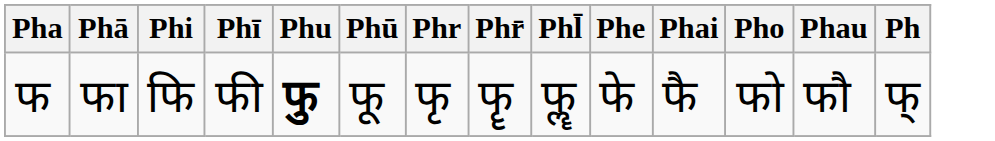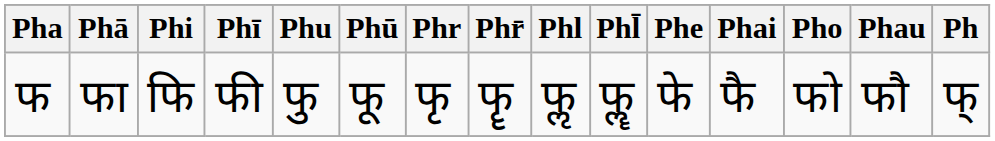+ column: (560, 28)
(301, 97) bold -> (301, 97) normal
